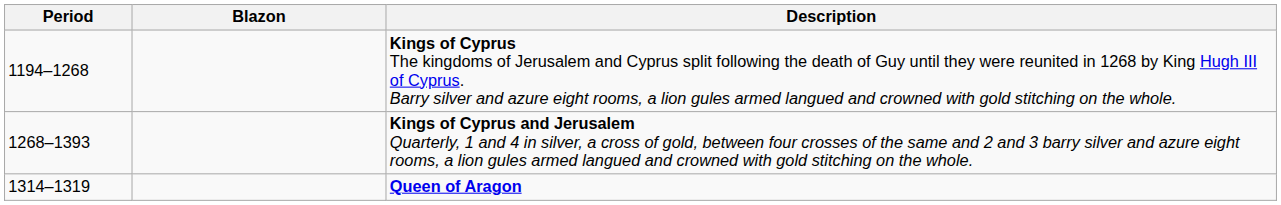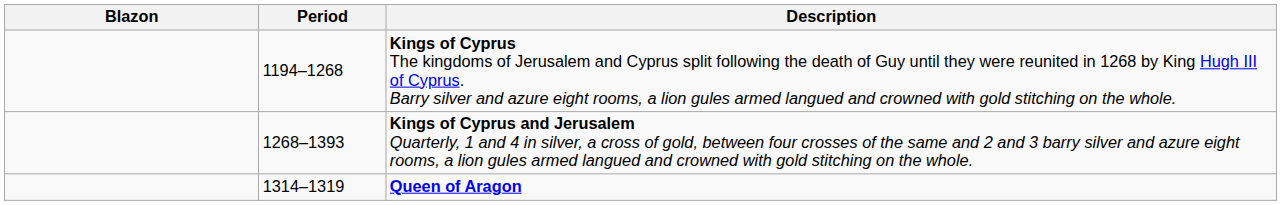columns swapped: (259, 17) <-> (68, 17)
